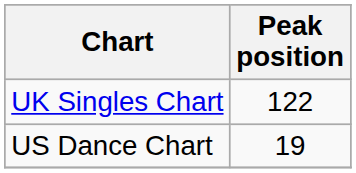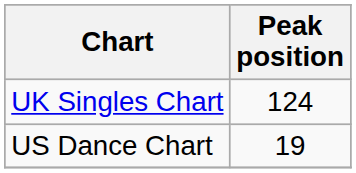(290, 101) 122 -> (290, 101) 124
